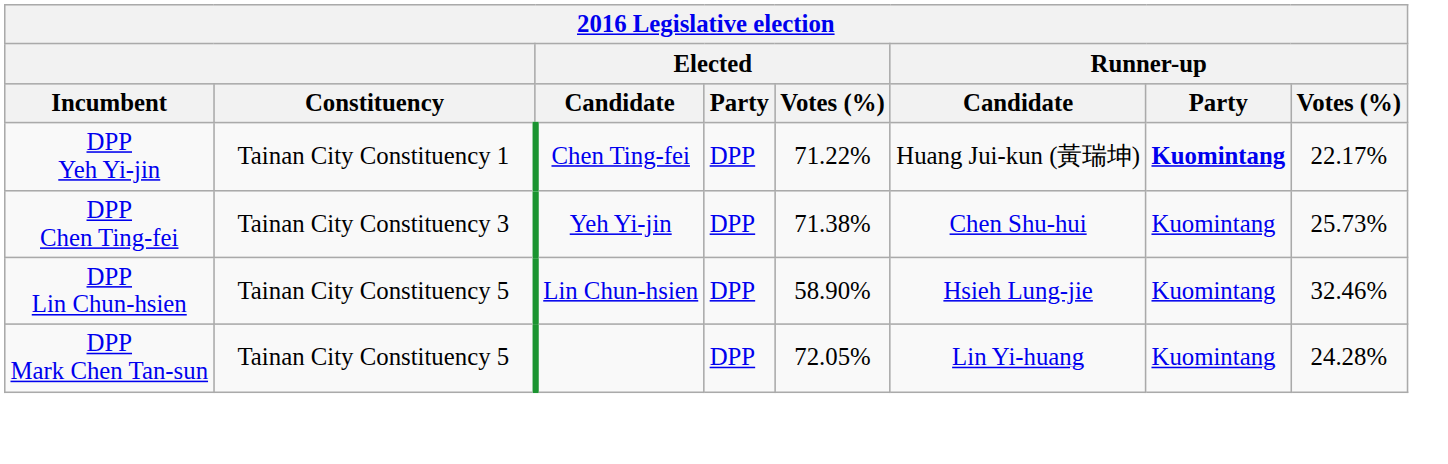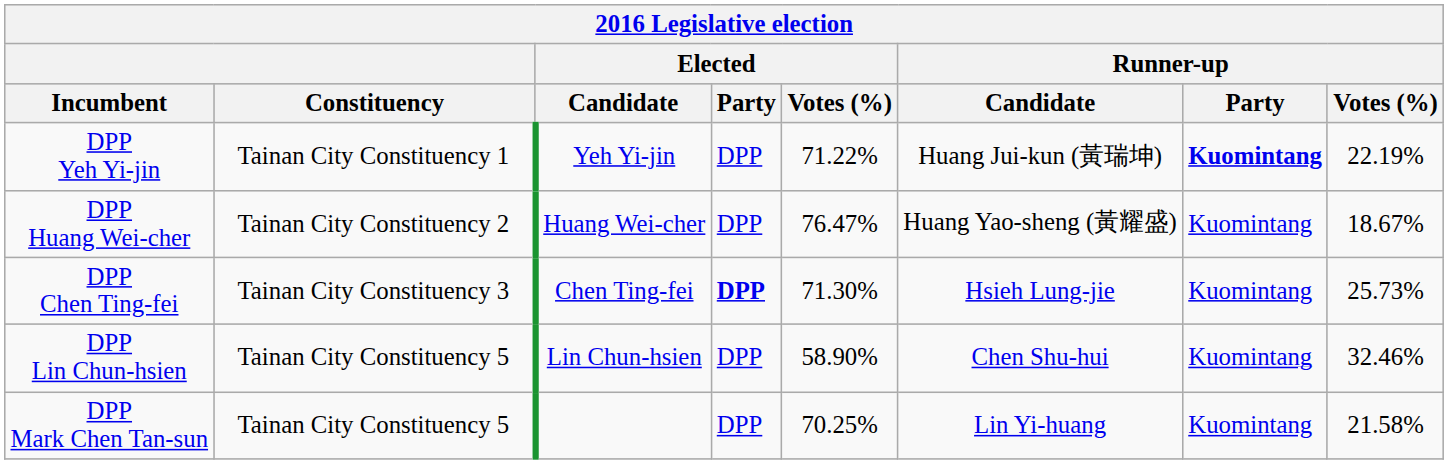(621, 156) Chen Ting-fei -> (624, 156) Yeh Yi-jin
(1349, 156) 22.17% -> (1386, 156) 22.19%
+ row: (109, 223)
(621, 223) Yeh Yi-jin -> (624, 290) Chen Ting-fei
(732, 223) normal -> (741, 290) bold
(833, 223) 71.38% -> (840, 290) 71.30%
(1018, 223) Chen Shu-hui -> (1040, 290) Hsieh Lung-jie
(1018, 290) Hsieh Lung-jie -> (1040, 357) Chen Shu-hui
(833, 357) 72.05% -> (840, 425) 70.25%
(1349, 357) 24.28% -> (1386, 425) 21.58%
